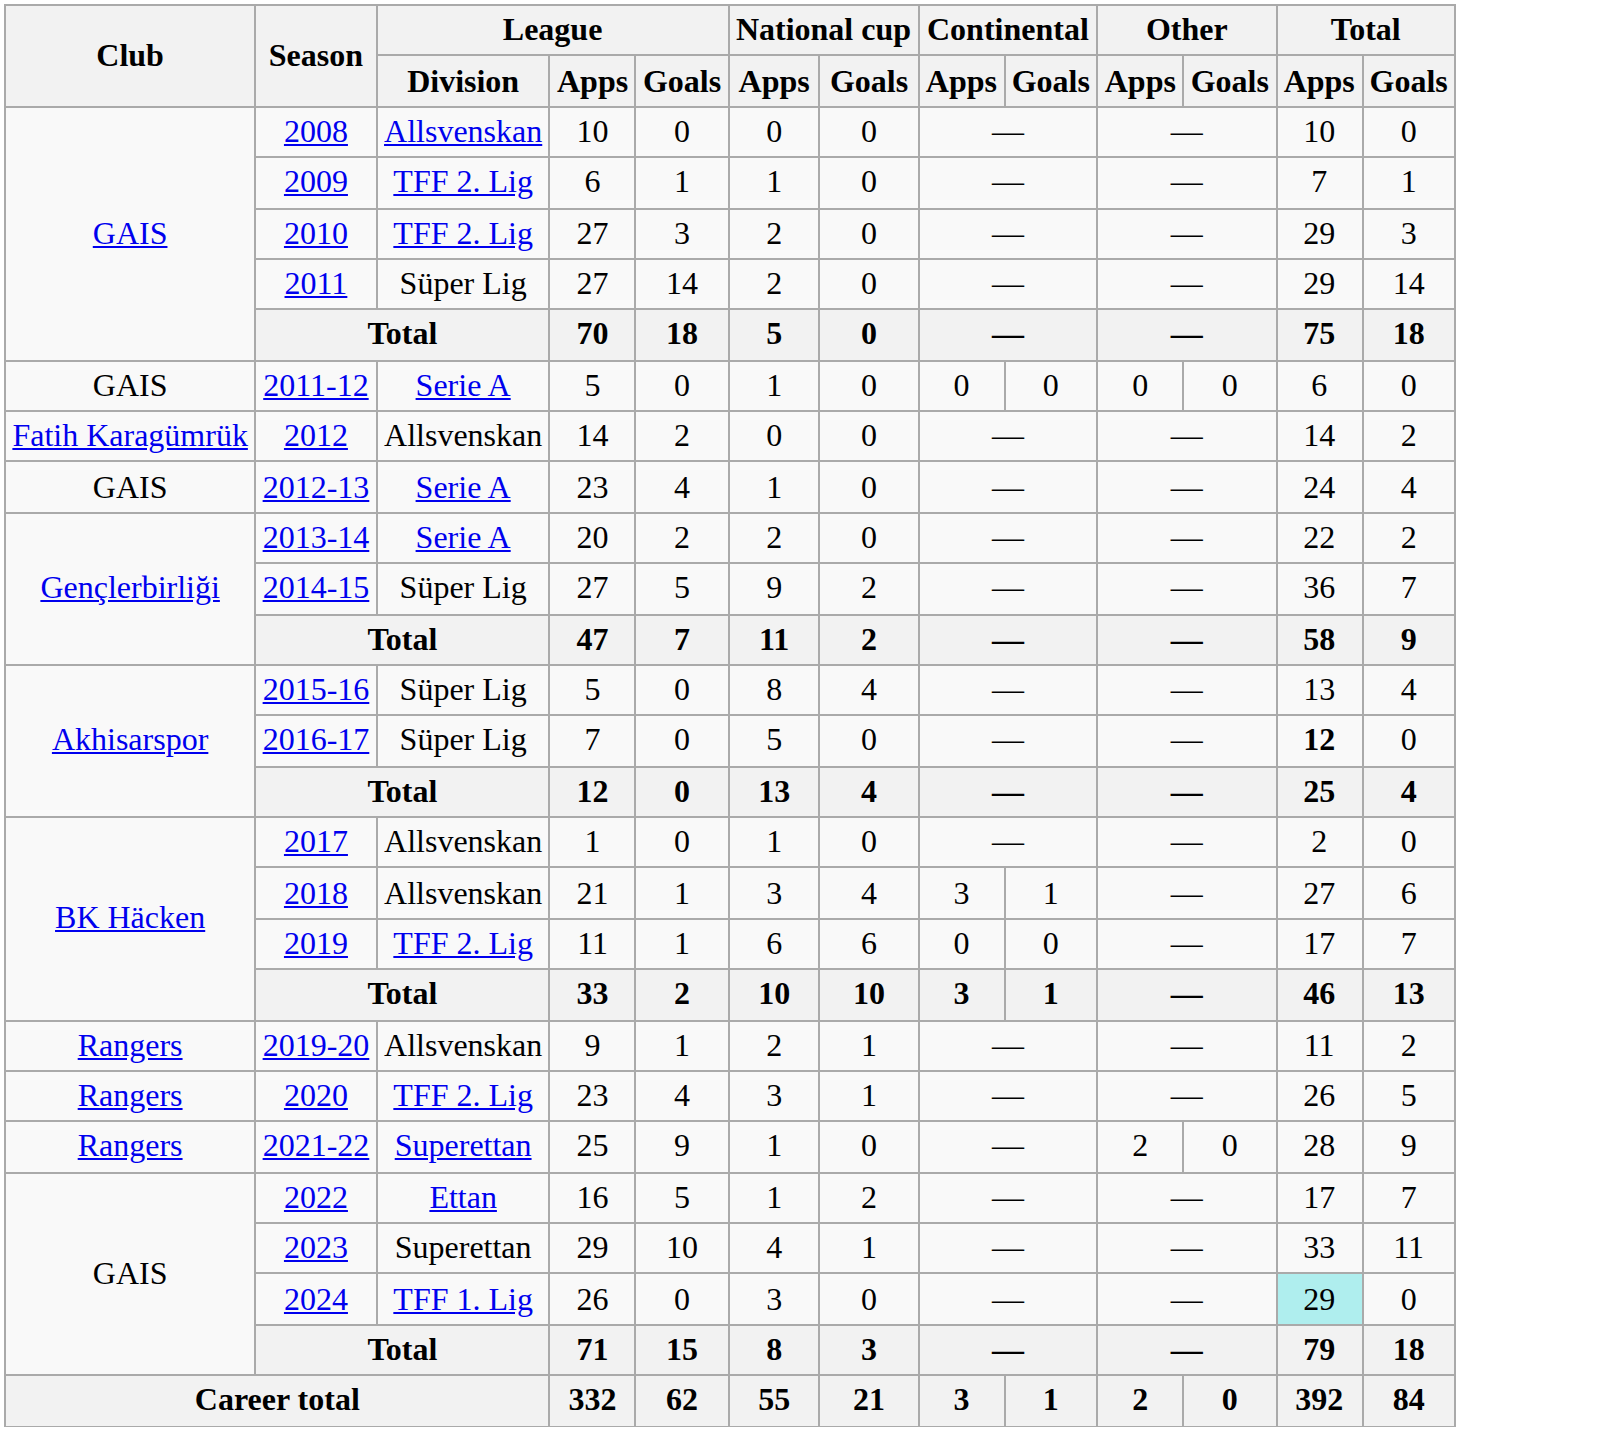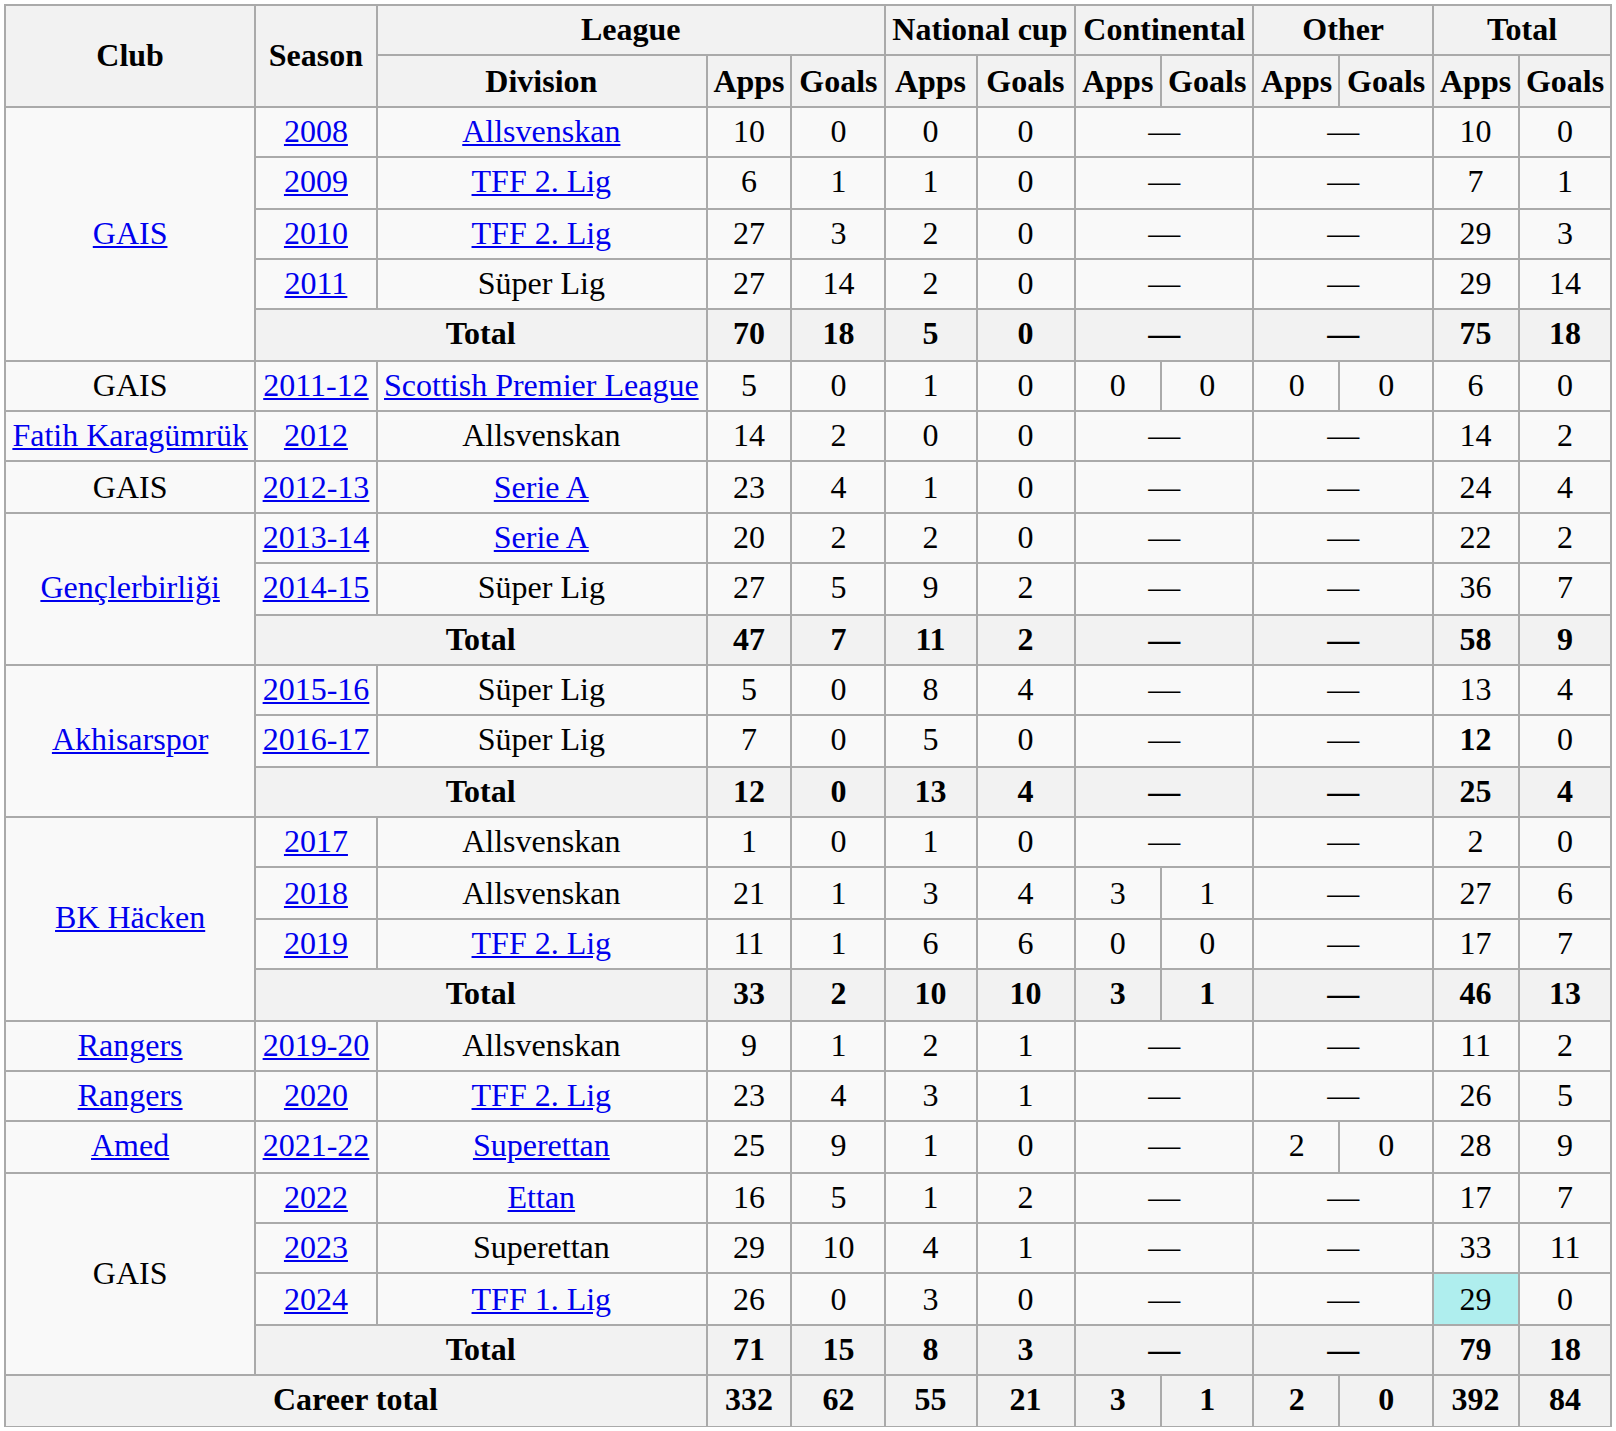(463, 385) Serie A -> (541, 385) Scottish Premier League
(130, 1146) Rangers -> (130, 1146) Amed
